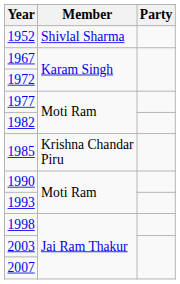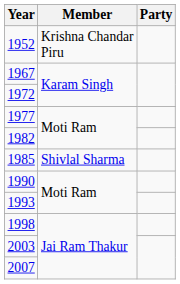(83, 36) Shivlal Sharma -> (87, 44) Krishna Chandar Piru
(87, 152) Krishna Chandar Piru -> (83, 159) Shivlal Sharma
